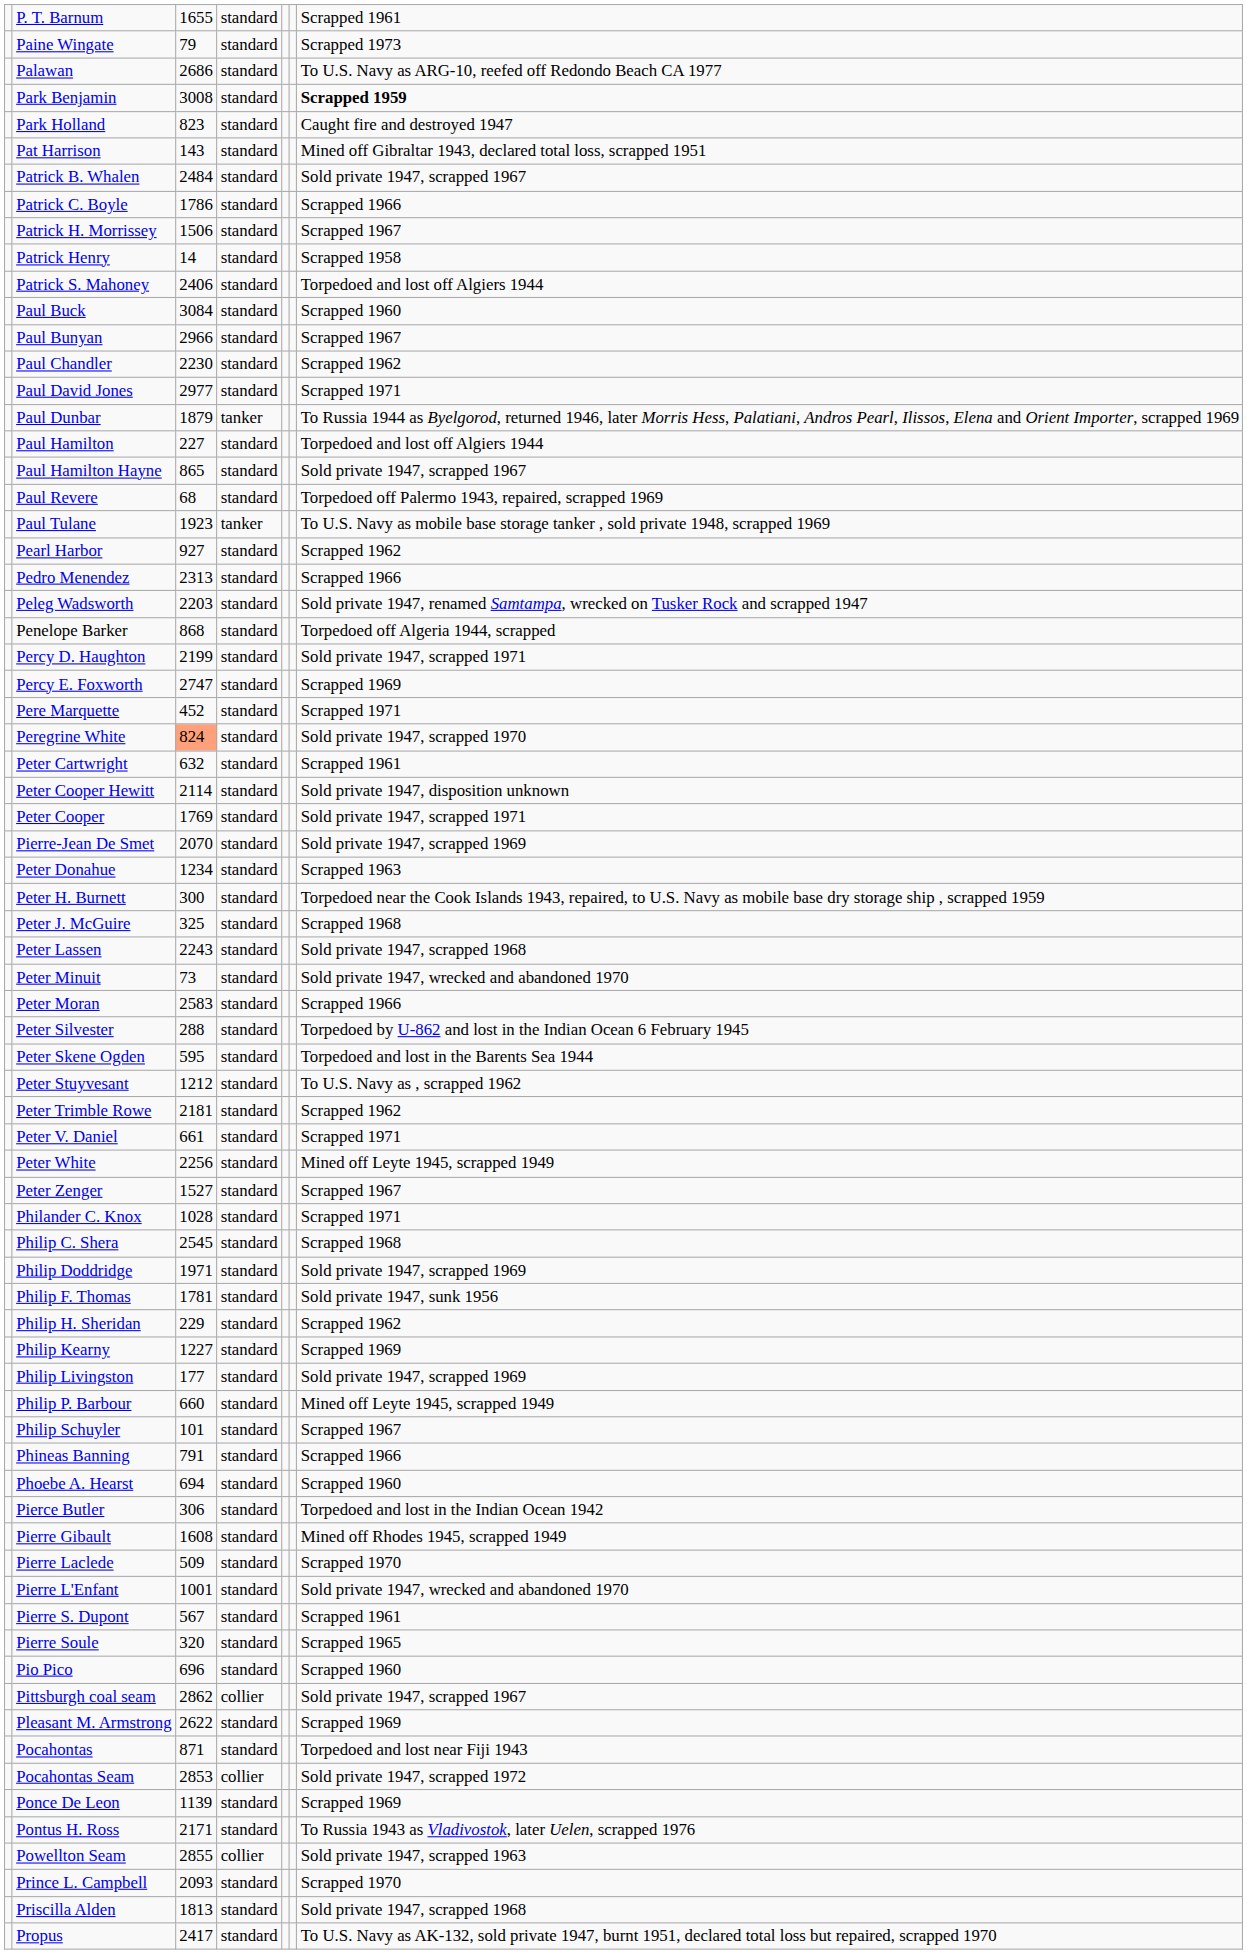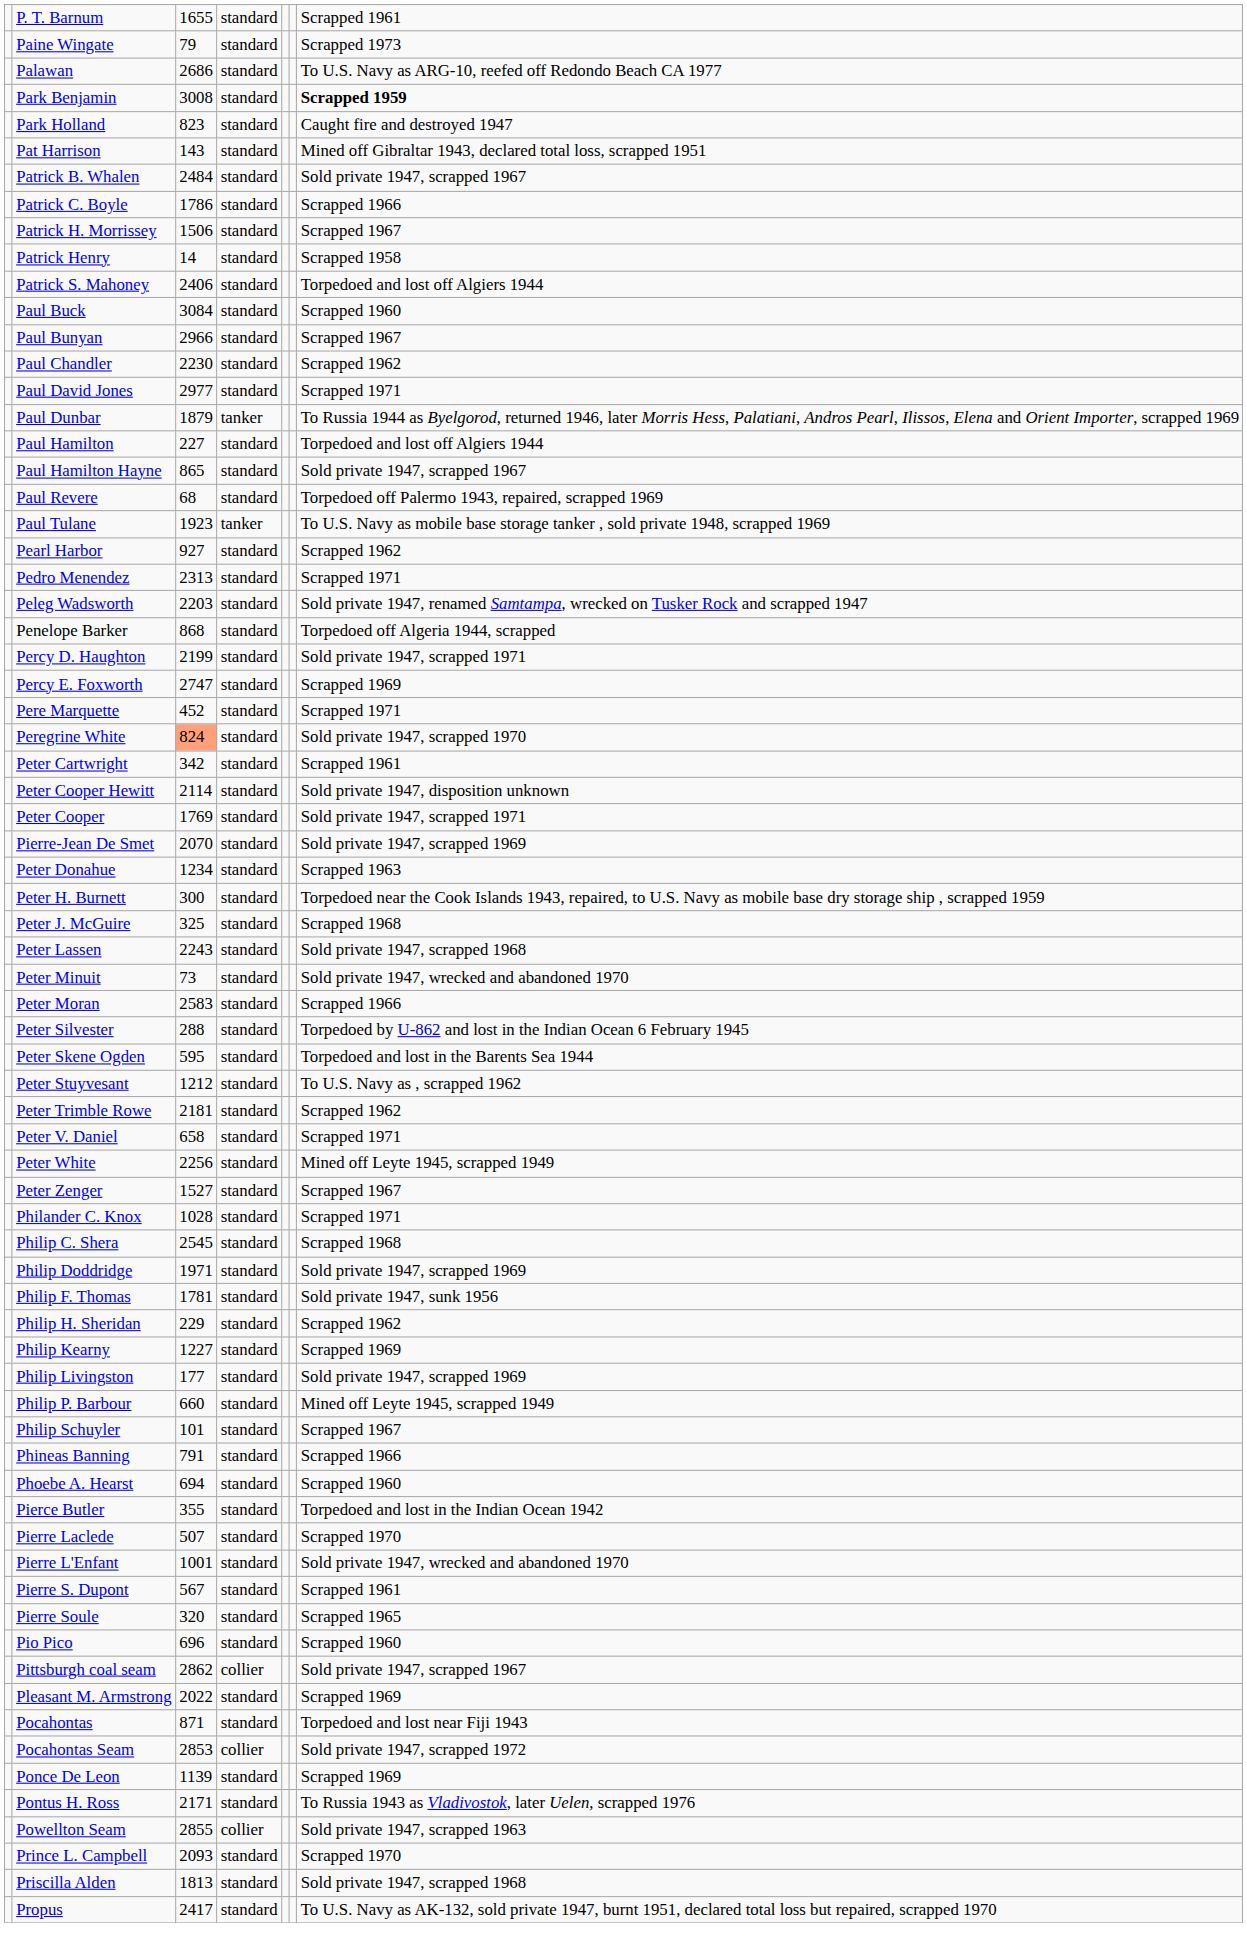(351, 577) Scrapped 1966 -> (351, 577) Scrapped 1971
(192, 763) 632 -> (192, 763) 342
(192, 1136) 661 -> (192, 1136) 658
(192, 1509) 306 -> (192, 1509) 355
- row: (63, 1536)
(192, 1563) 509 -> (192, 1536) 507
(196, 1723) 2622 -> (196, 1696) 2022
